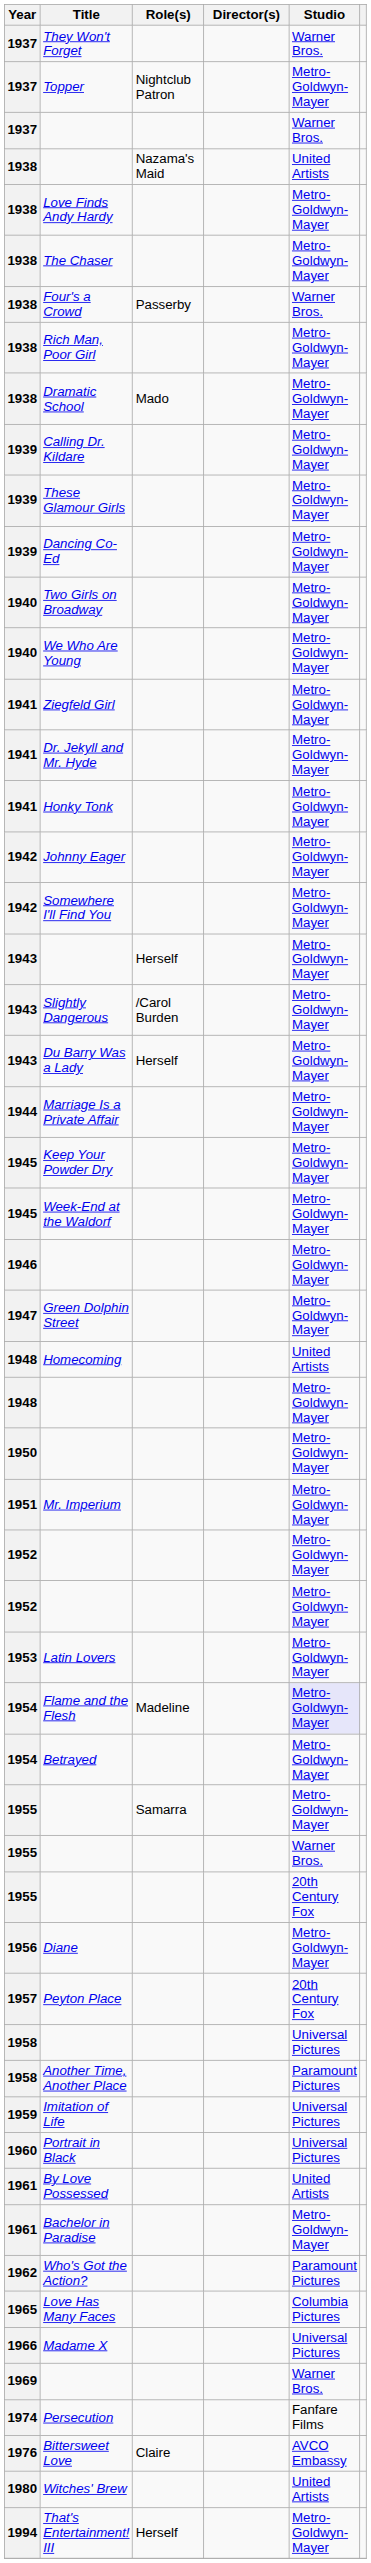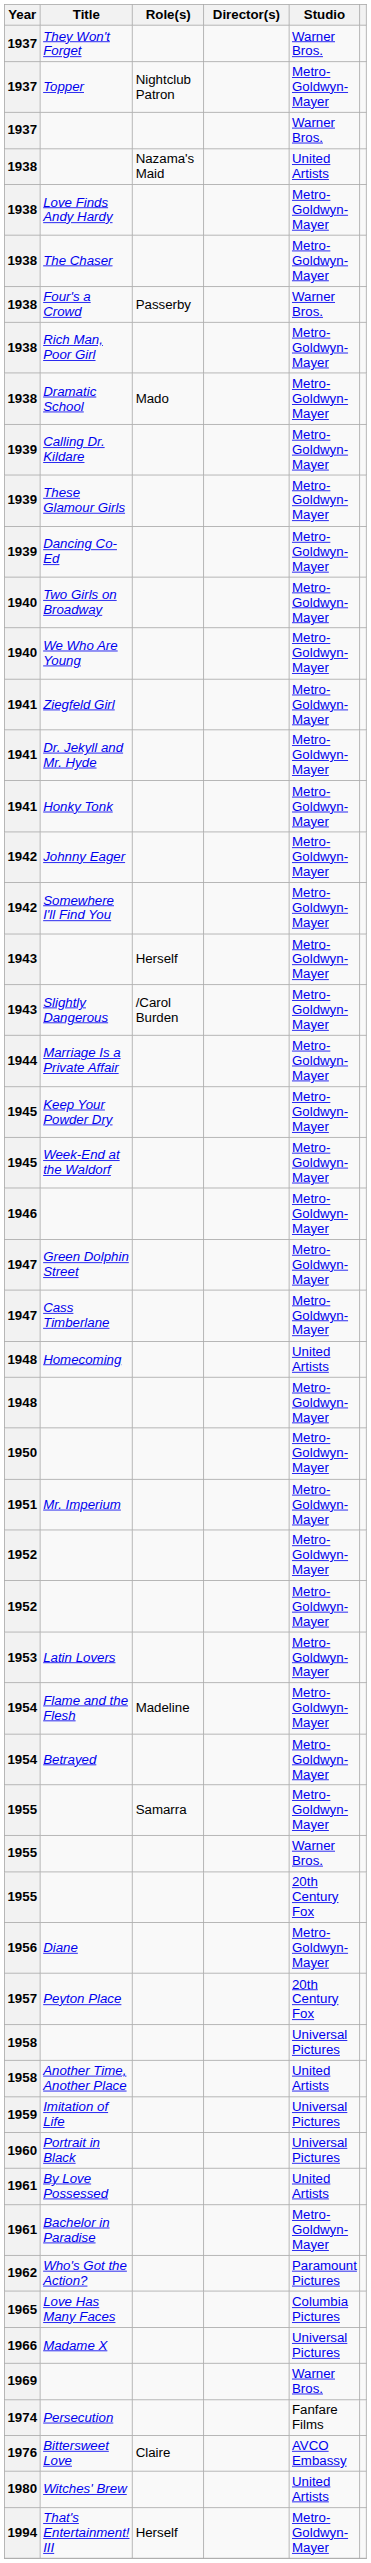- row: (22, 1061)
+ row: (22, 1315)
(320, 1708) lavender background -> (320, 1708) no background
(324, 2078) Paramount Pictures -> (311, 2078) United Artists
